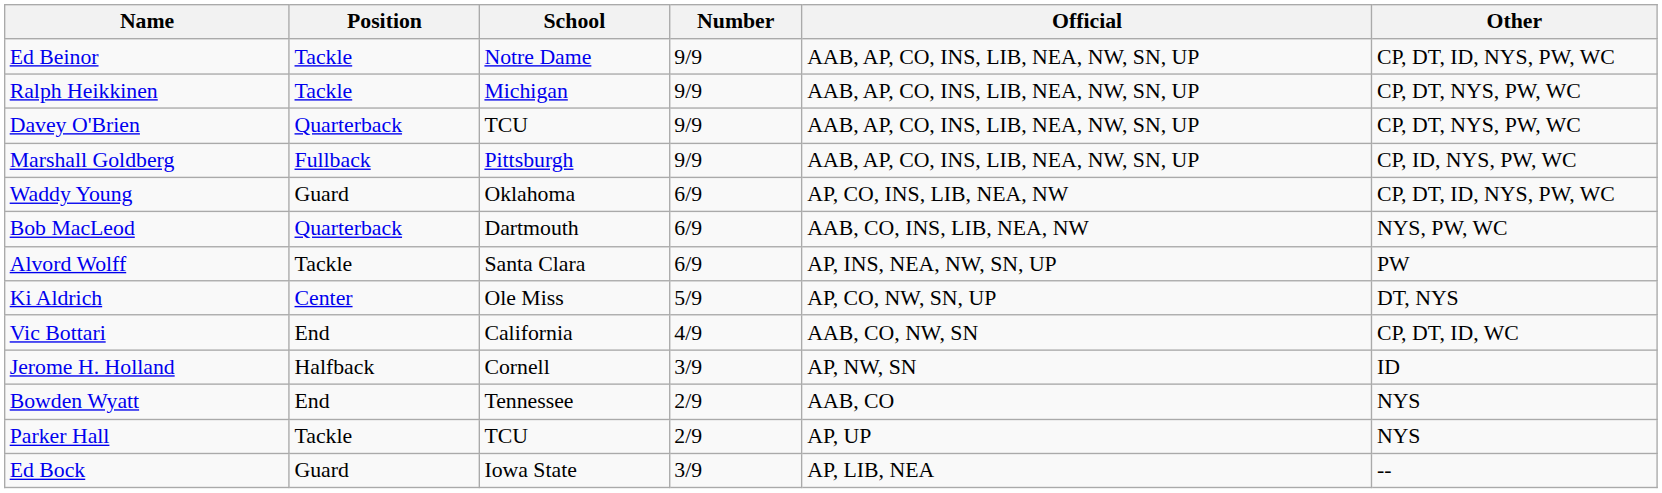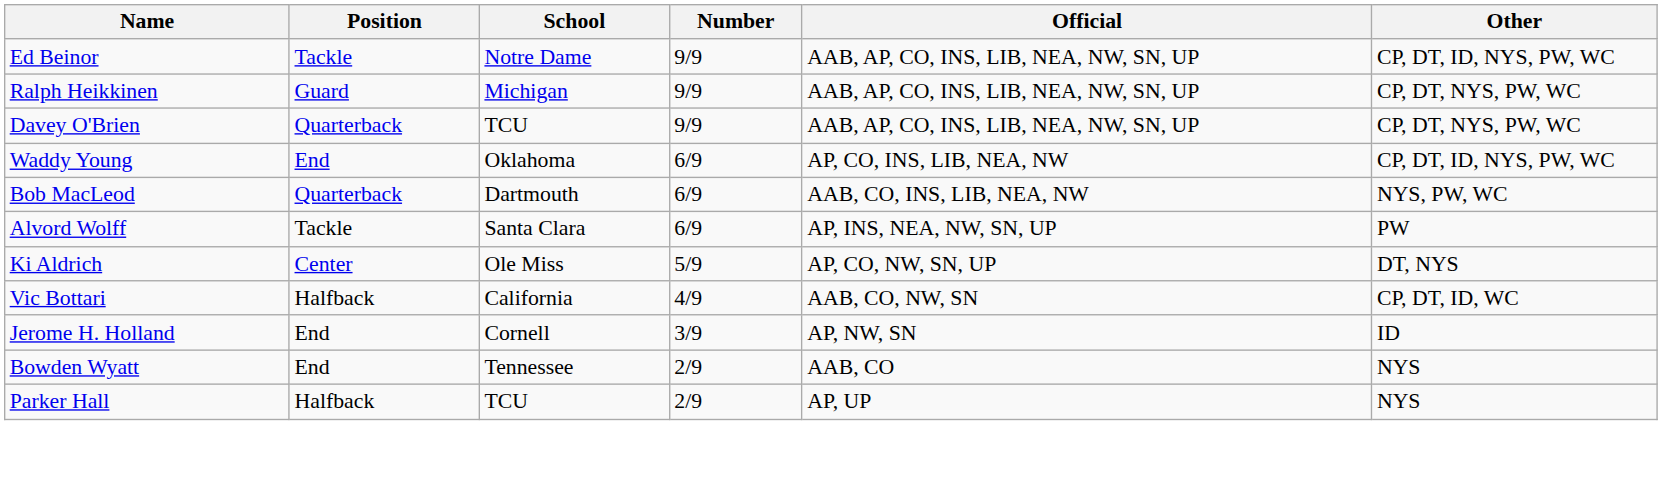(323, 90) Tackle -> (322, 90) Guard
- row: (92, 159)
(322, 194) Guard -> (312, 159) End
(312, 332) End -> (334, 297) Halfback
(334, 366) Halfback -> (312, 332) End
(323, 435) Tackle -> (334, 401) Halfback
- row: (47, 470)
